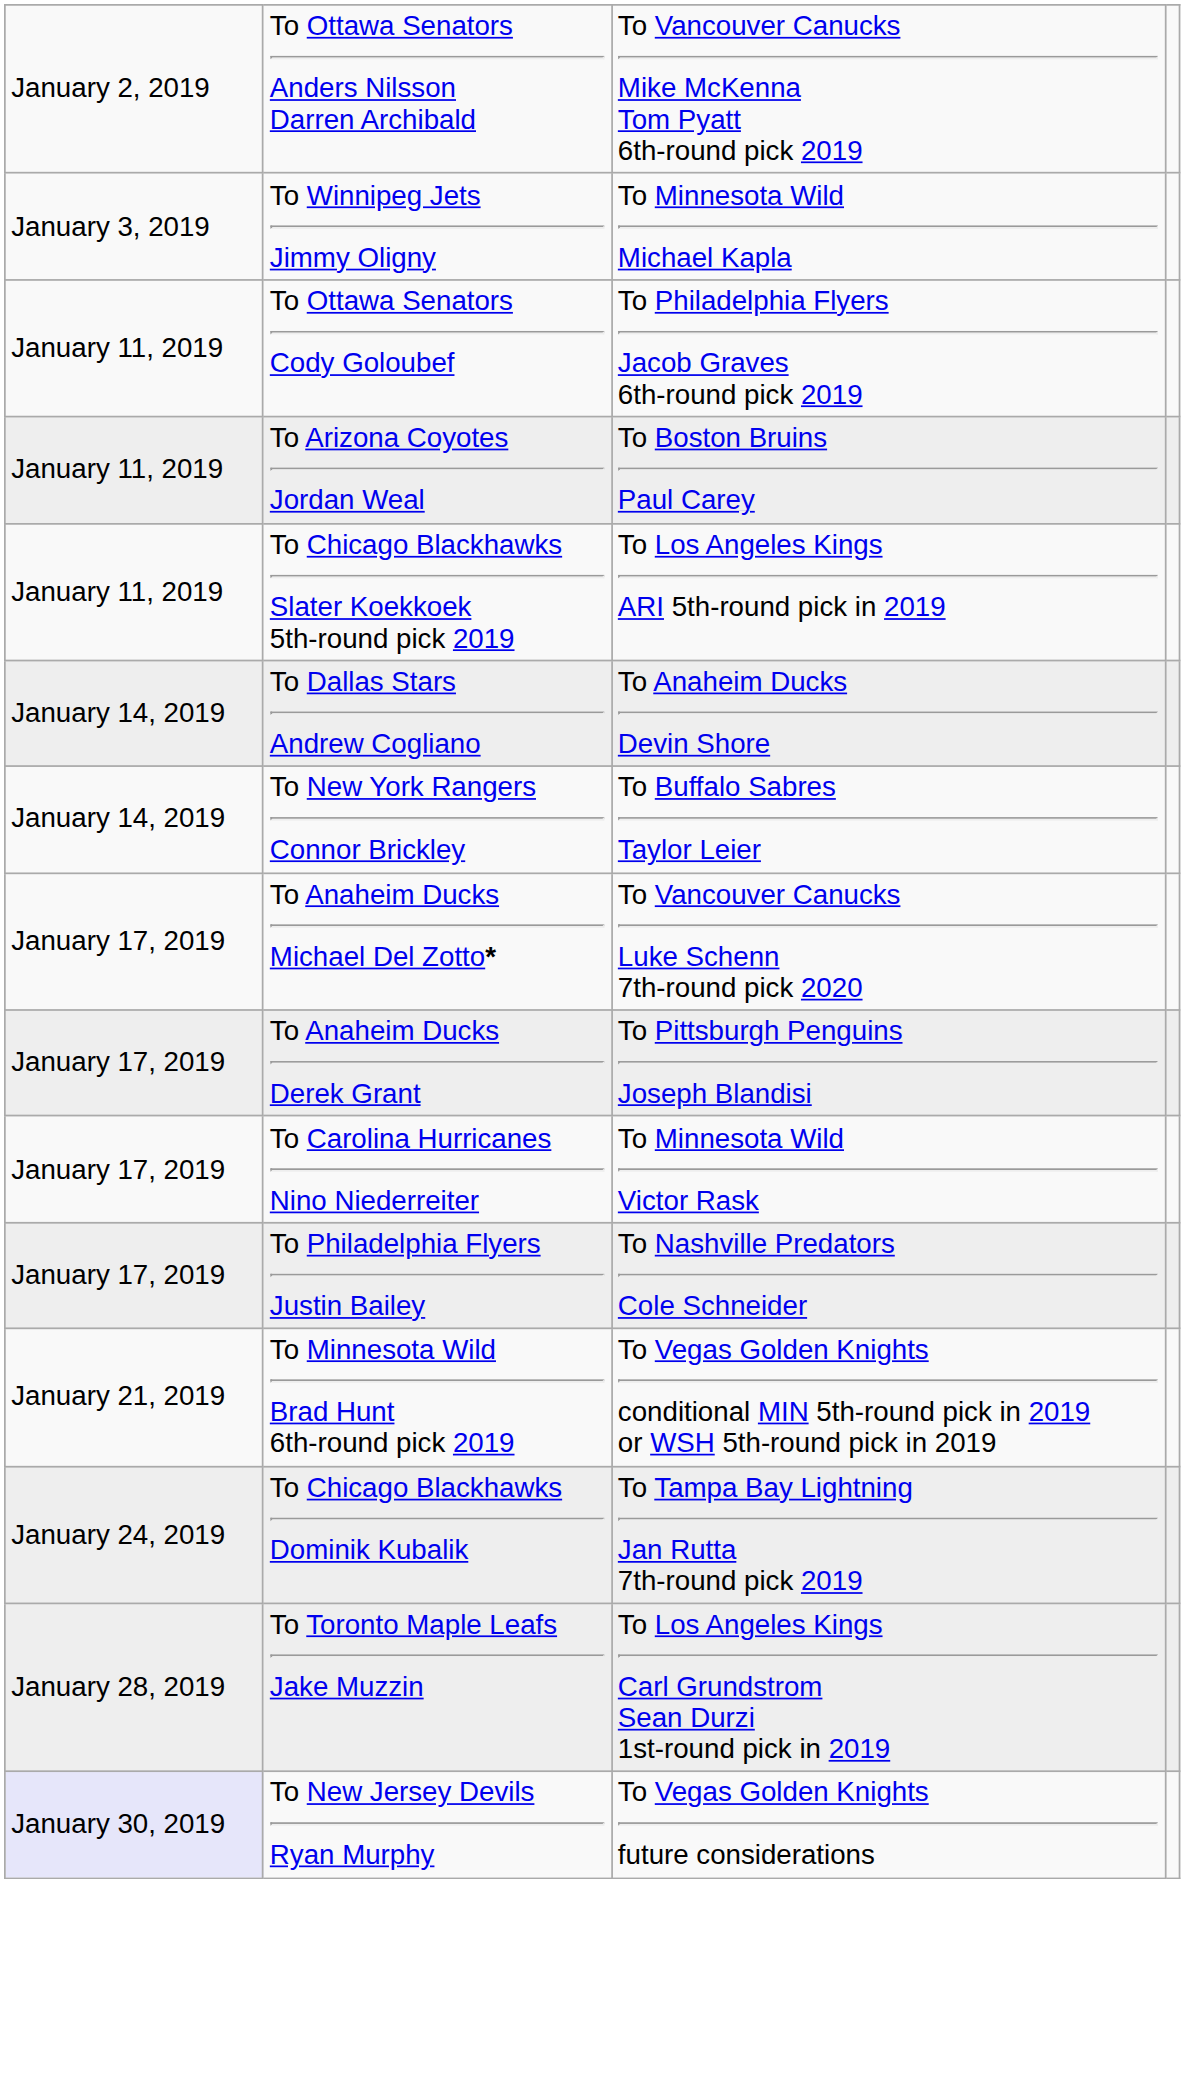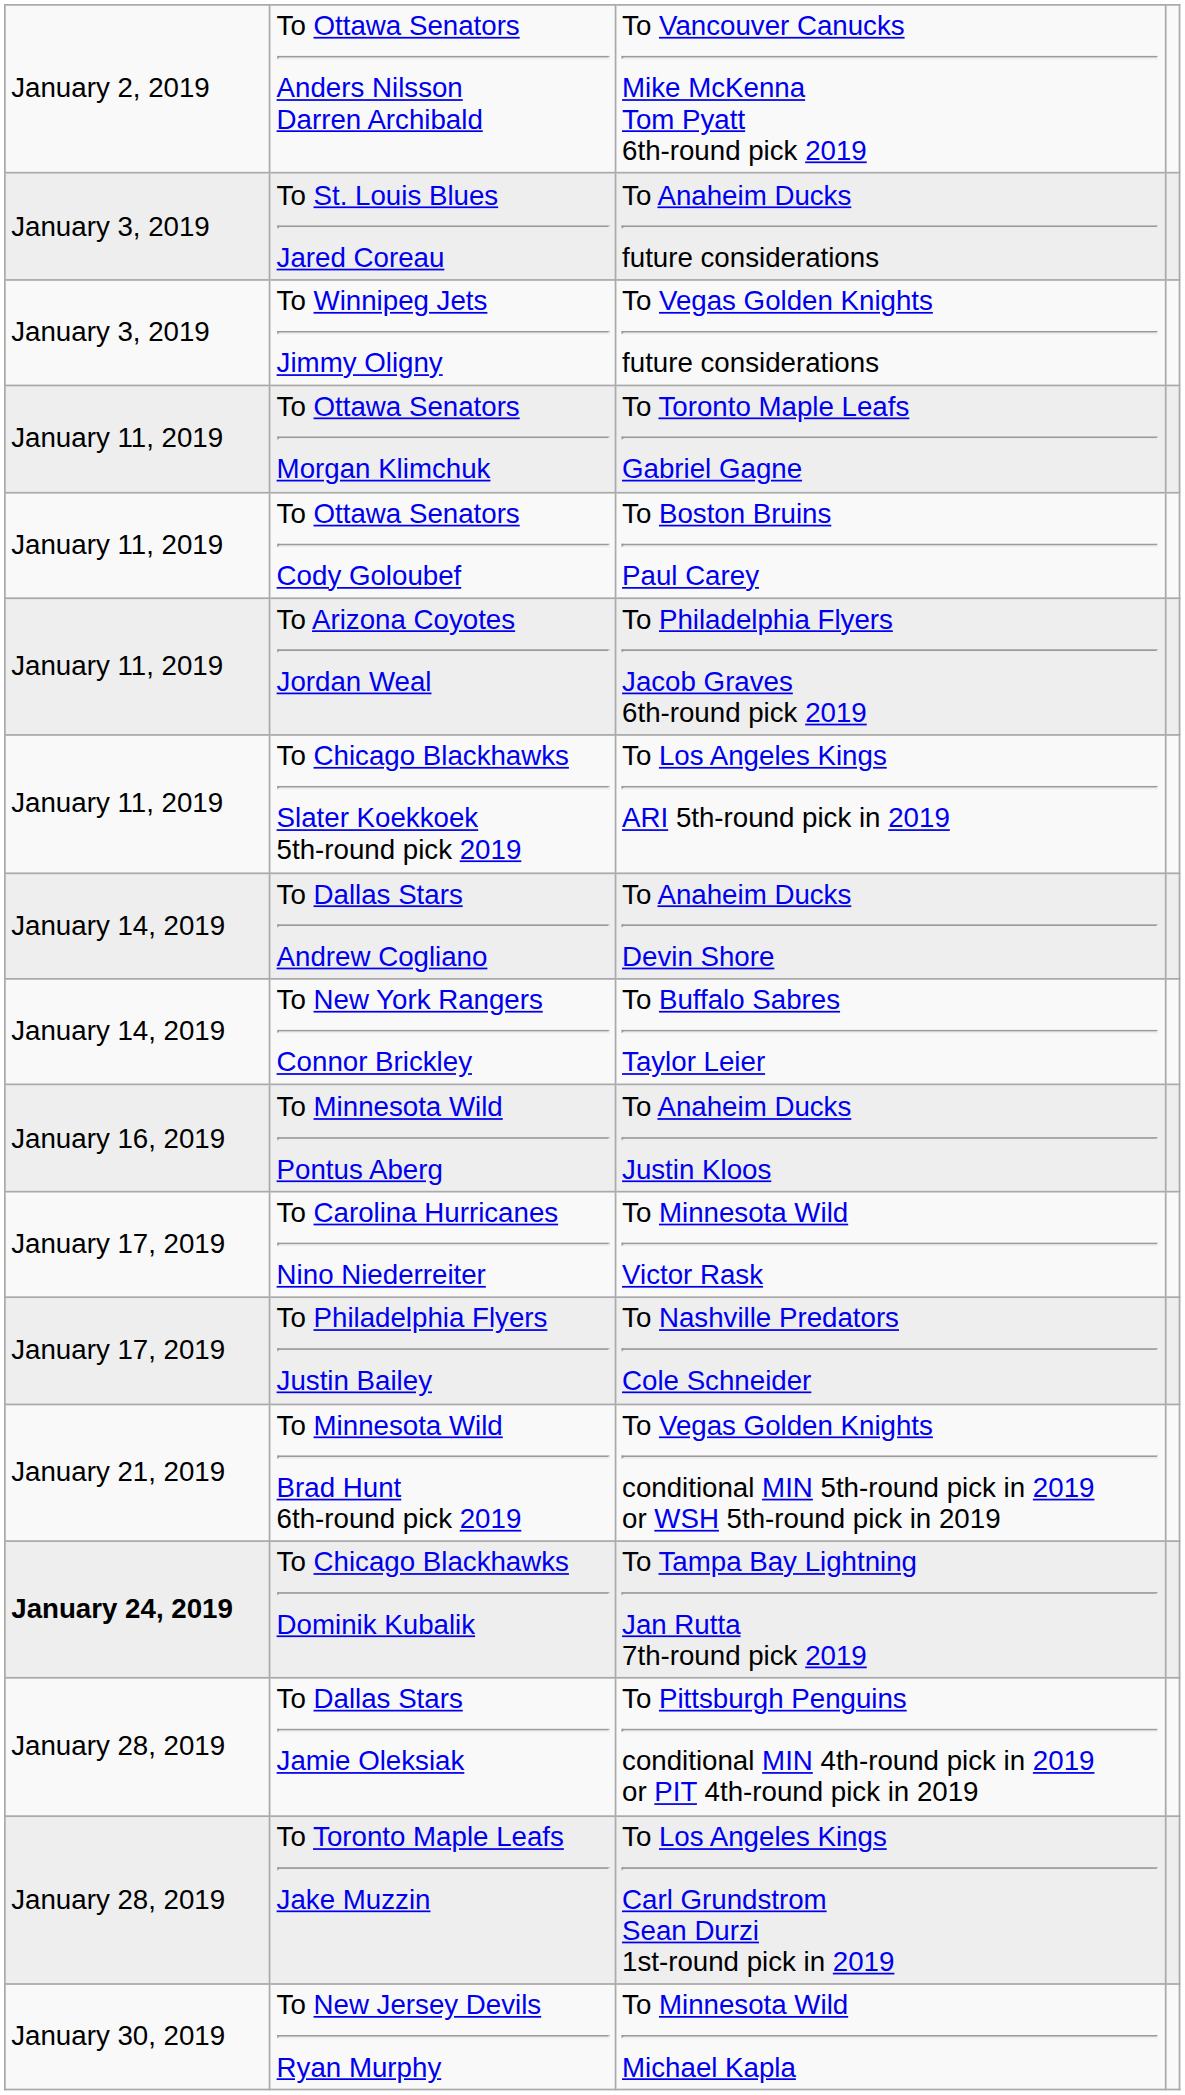+ row: (443, 226)
(888, 226) To Minnesota Wild Michael Kapla -> (890, 332) To Vegas Golden Knights future considerations
+ row: (443, 438)
(888, 347) To Philadelphia Flyers Jacob Graves 6th-round pick 2019 -> (890, 544) To Boston Bruins Paul Carey
(888, 469) To Boston Bruins Paul Carey -> (890, 666) To Philadelphia Flyers Jacob Graves 6th-round pick 2019
+ row: (443, 1137)
- row: (437, 925)
- row: (437, 1062)
(118, 1534) normal -> (122, 1609) bold
+ row: (443, 1730)
(118, 1824) lavender background -> (118, 2036) no background
(888, 1824) To Vegas Golden Knights future considerations -> (890, 2036) To Minnesota Wild Michael Kapla
